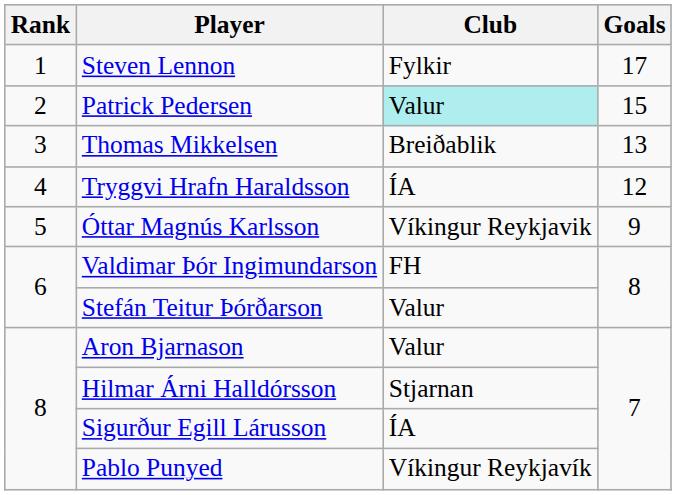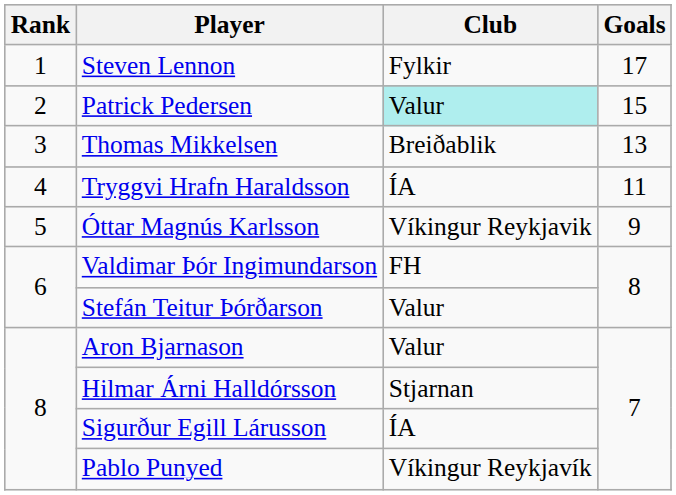(634, 186) 12 -> (634, 186) 11
